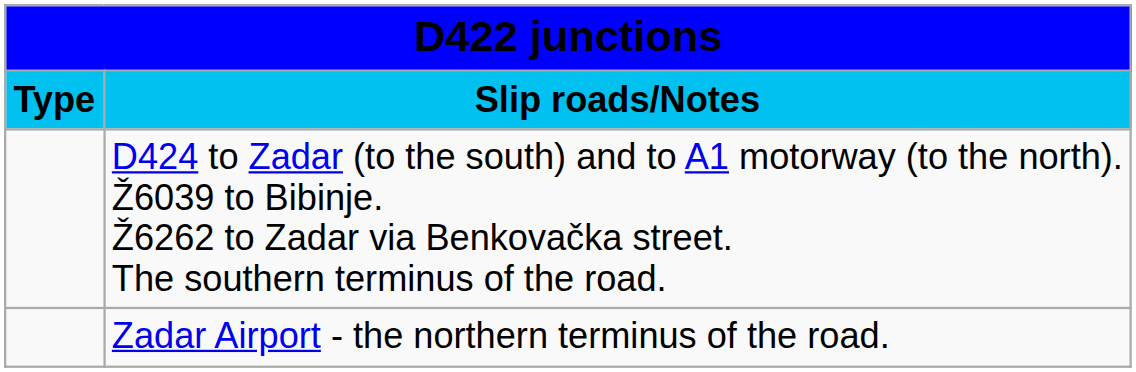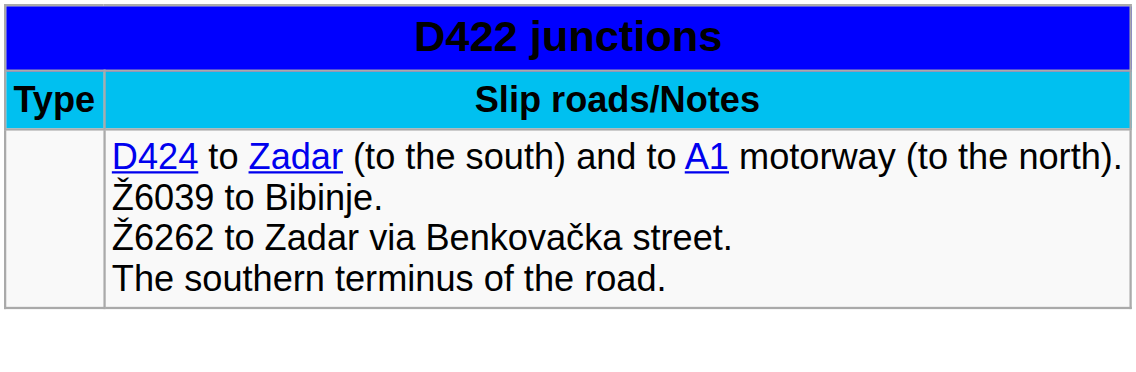- row: (501, 336)
